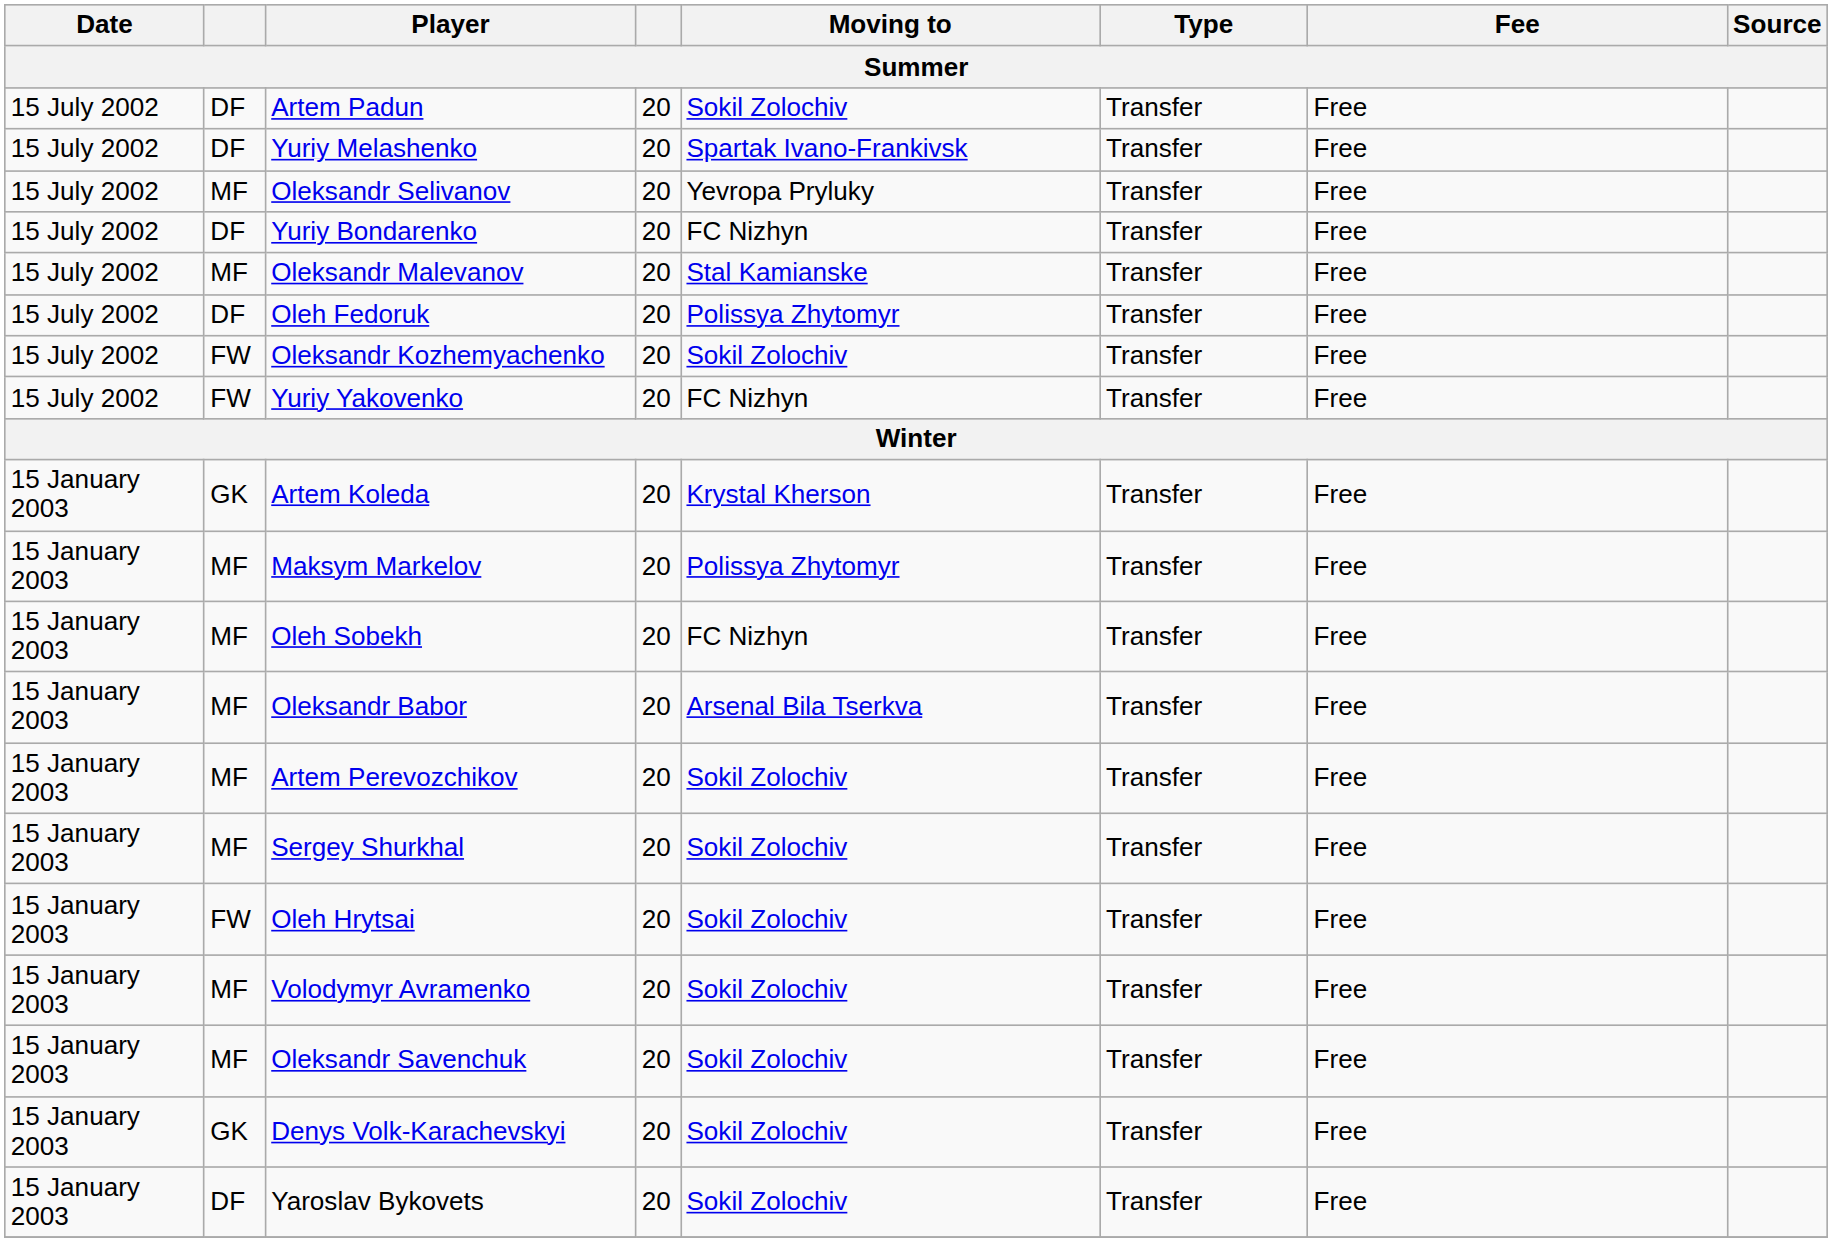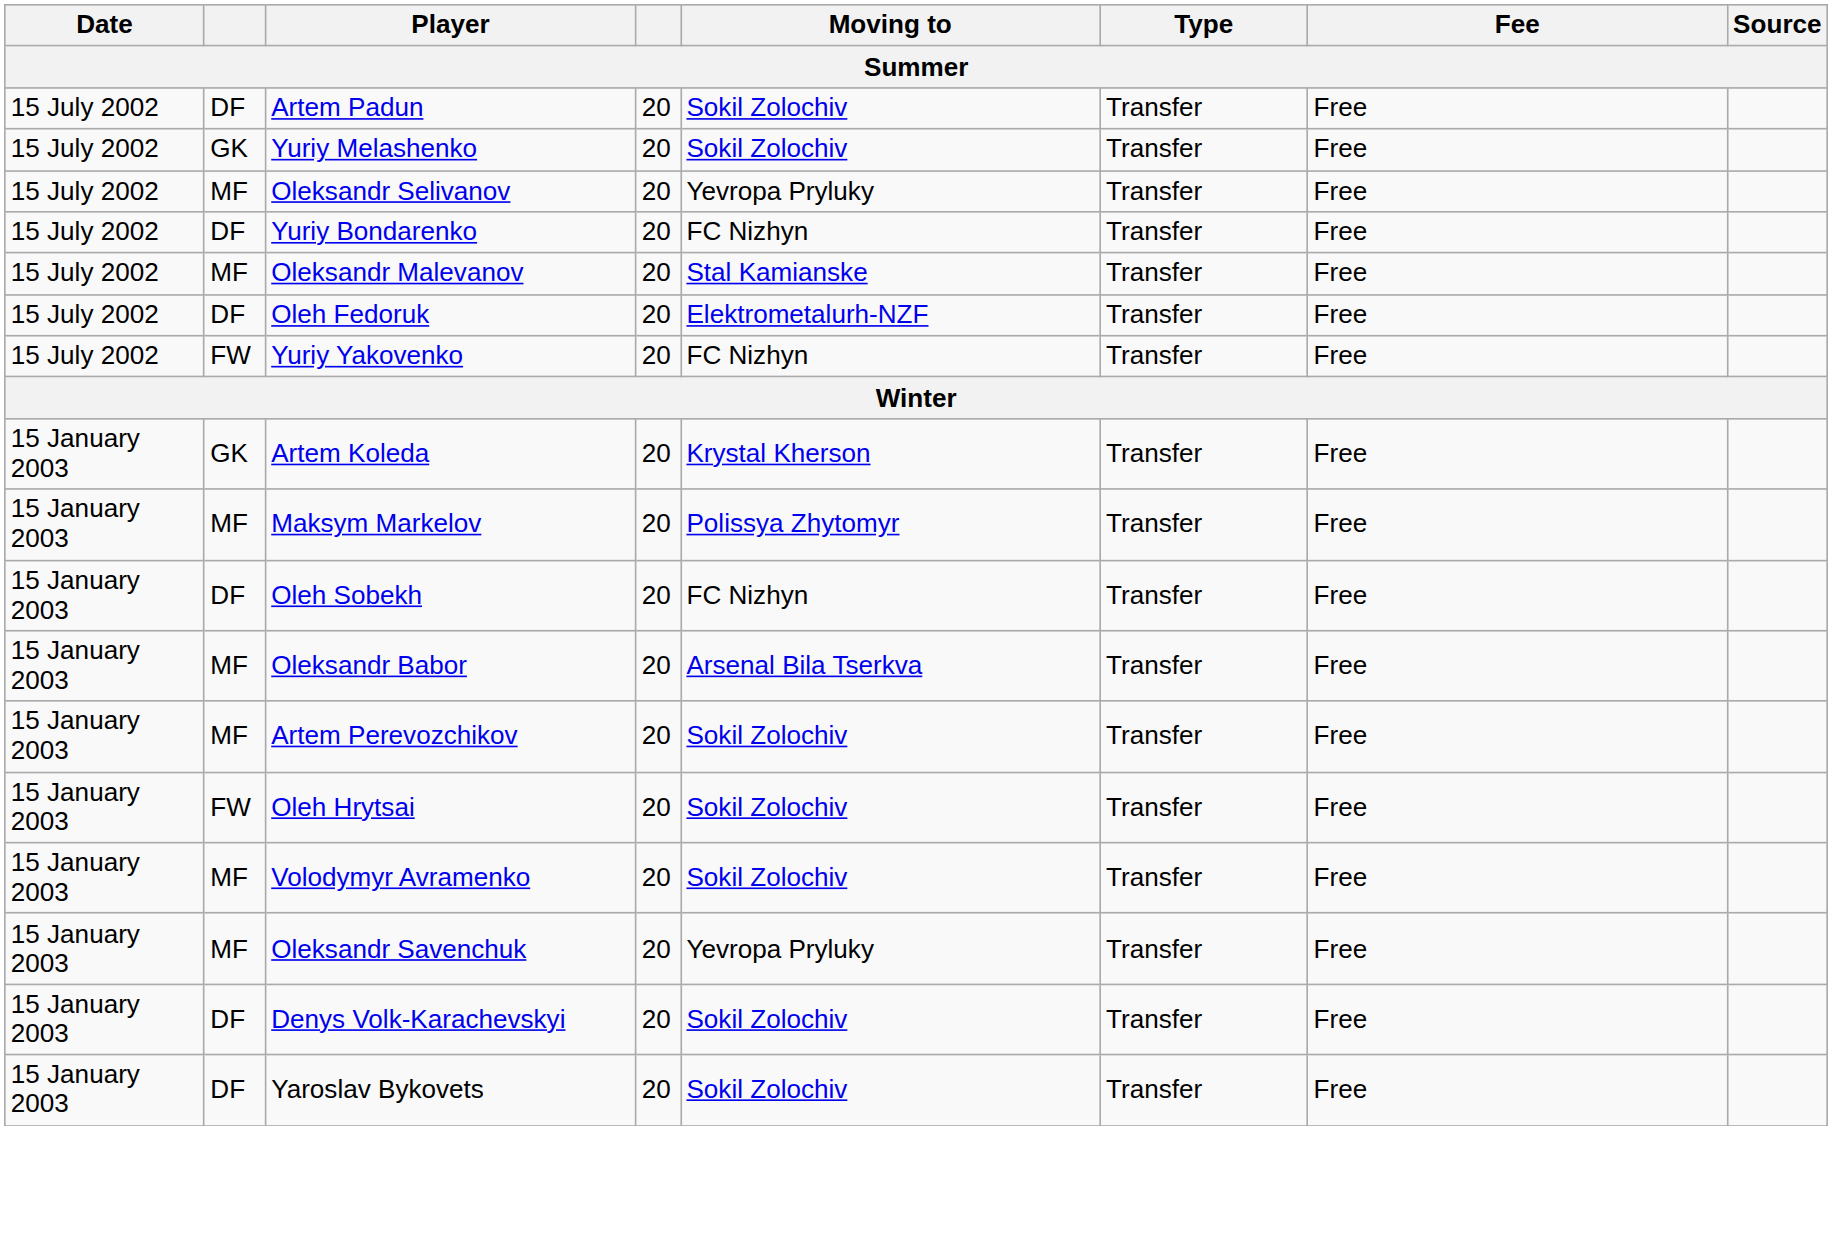(228, 149) DF -> (229, 149) GK
(827, 149) Spartak Ivano-Frankivsk -> (767, 149) Sokil Zolochiv
(793, 314) Polissya Zhytomyr -> (807, 314) Elektrometalurh-NZF
- row: (438, 356)
(229, 636) MF -> (228, 594) DF
- row: (368, 848)
(767, 1060) Sokil Zolochiv -> (780, 948) Yevropa Pryluky
(229, 1131) GK -> (228, 1019) DF
